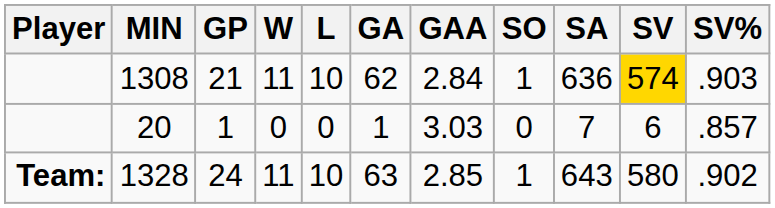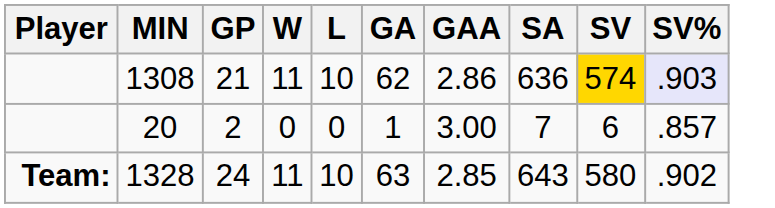- column: (524, 29)
(453, 78) 2.84 -> (467, 78) 2.86
(728, 78) no background -> (687, 78) lavender background
(225, 127) 1 -> (233, 127) 2
(453, 127) 3.03 -> (467, 127) 3.00
